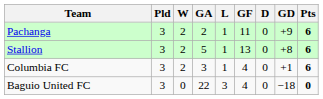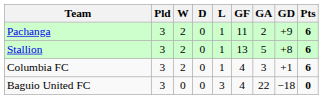columns swapped: (265, 13) <-> (204, 13)
